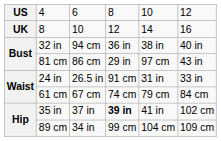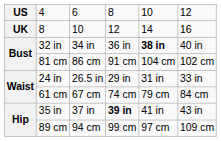(86, 45) 94 cm -> (83, 45) 34 in
(152, 45) normal -> (153, 45) bold
(119, 62) 29 in -> (122, 62) 91 cm
(155, 62) 97 cm -> (158, 62) 104 cm
(191, 62) 43 in -> (197, 62) 102 cm
(122, 78) 91 cm -> (119, 78) 29 in
(197, 111) 102 cm -> (191, 111) 43 in
(83, 128) 34 in -> (86, 128) 94 cm
(158, 128) 104 cm -> (155, 128) 97 cm
